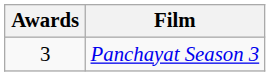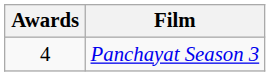(45, 53) 3 -> (45, 53) 4
